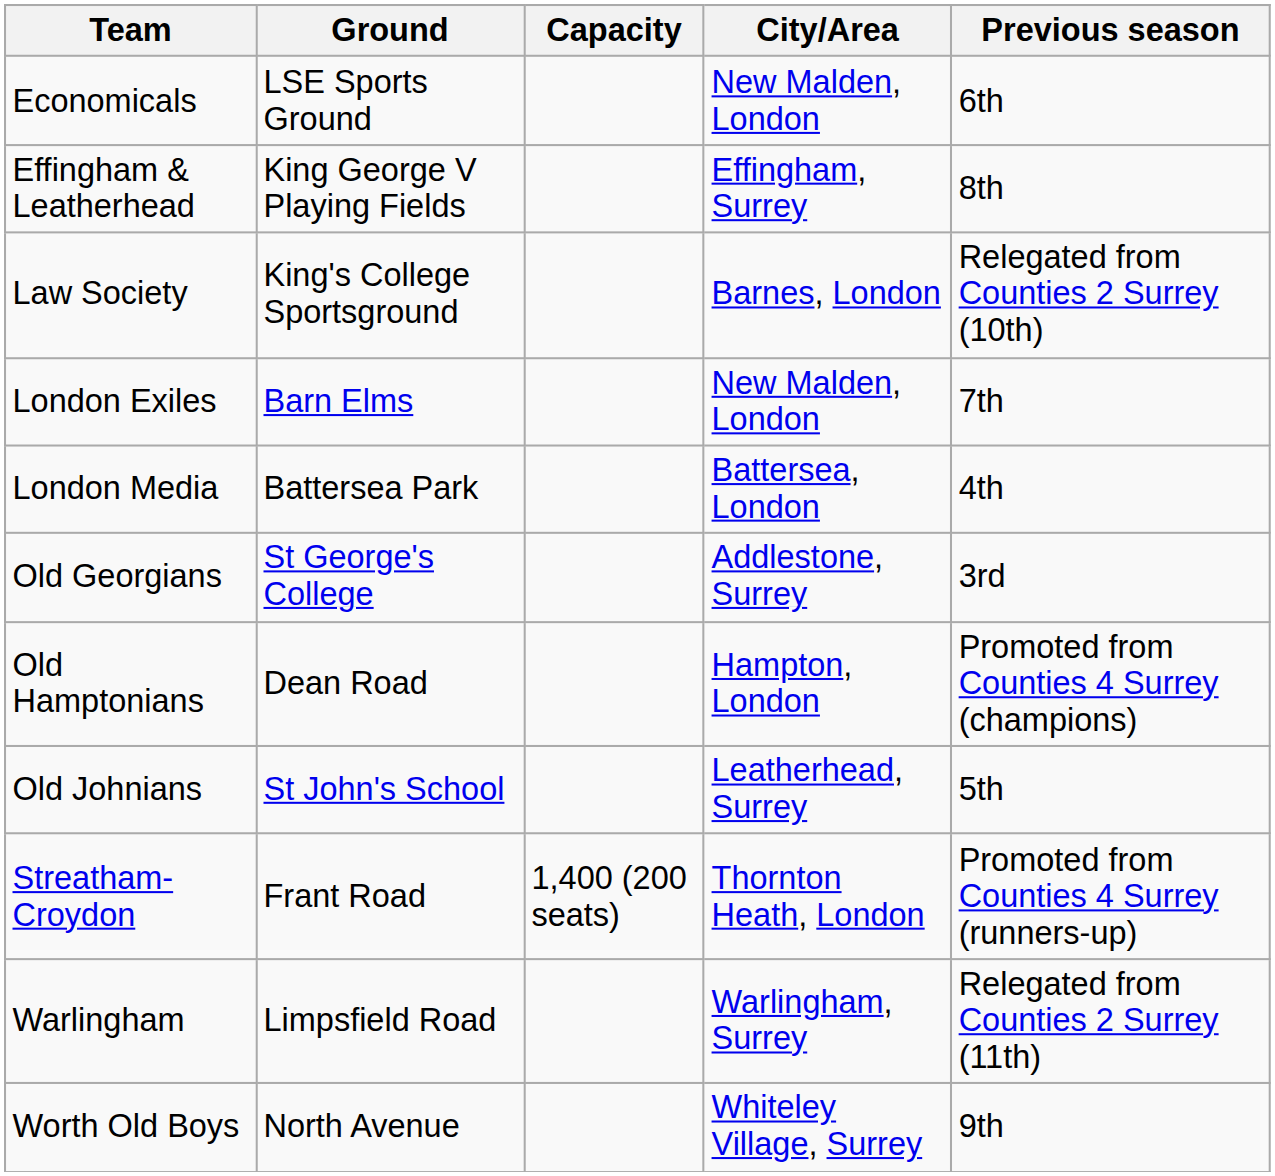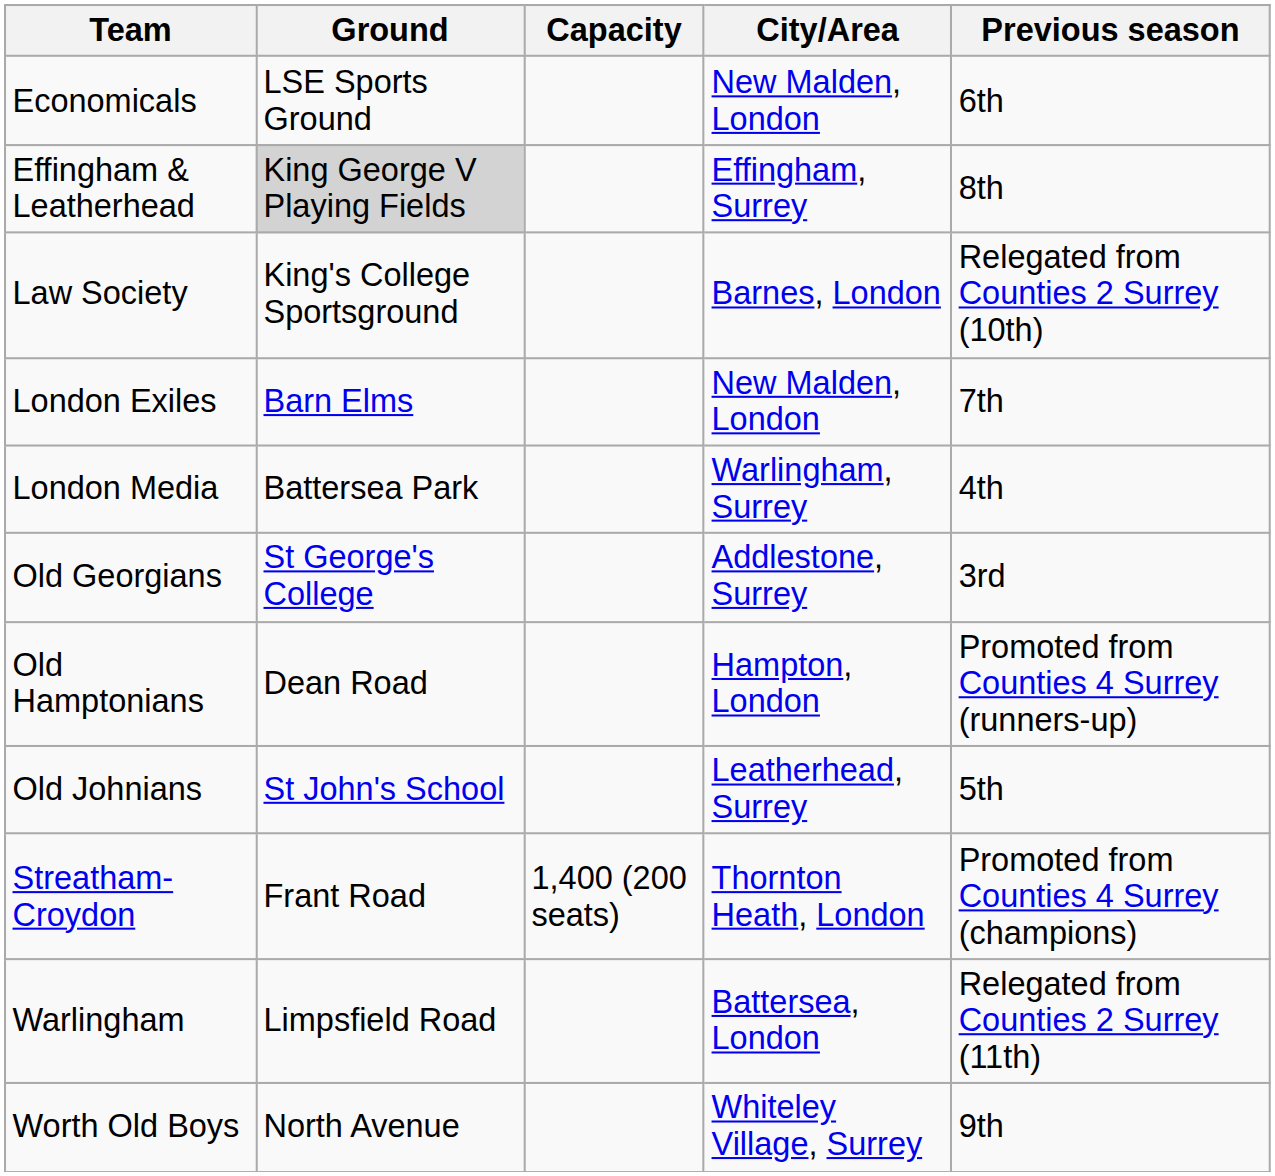(370, 188) no background -> (370, 188) lightgrey background
(786, 488) Battersea, London -> (802, 488) Warlingham, Surrey
(1089, 683) Promoted from Counties 4 Surrey (champions) -> (1089, 683) Promoted from Counties 4 Surrey (runners-up)
(1089, 895) Promoted from Counties 4 Surrey (runners-up) -> (1089, 895) Promoted from Counties 4 Surrey (champions)
(802, 1020) Warlingham, Surrey -> (786, 1020) Battersea, London
